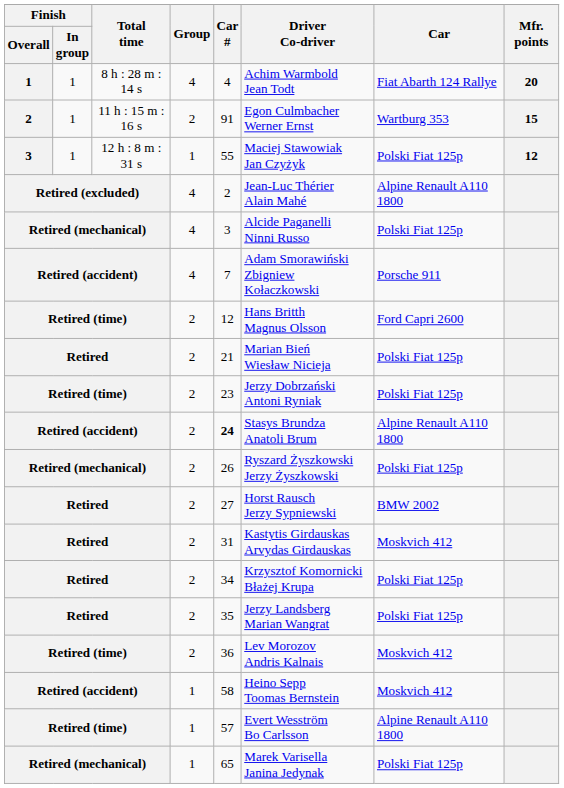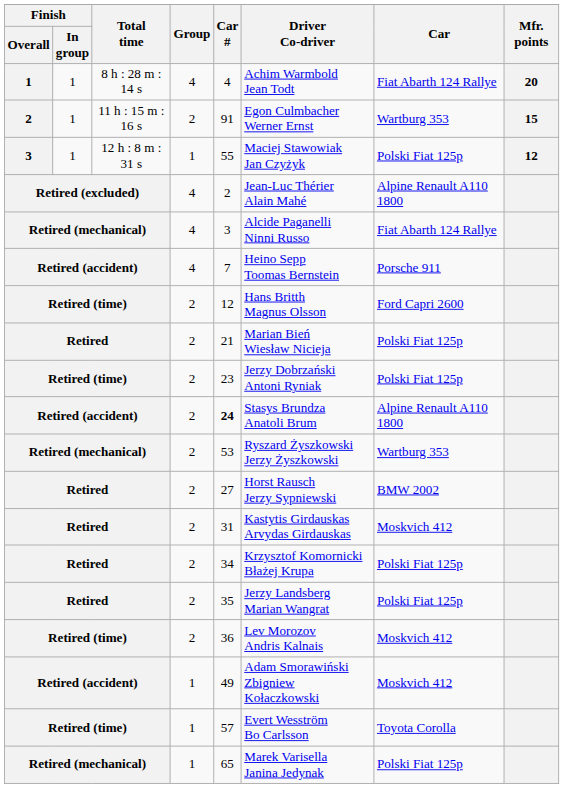(420, 230) Polski Fiat 125p -> (437, 230) Fiat Abarth 124 Rallye
(296, 275) Adam Smorawiński Zbigniew Kołaczkowski -> (292, 267) Heino Sepp Toomas Bernstein
(227, 468) 26 -> (227, 452) 53
(420, 468) Polski Fiat 125p -> (413, 452) Wartburg 353
(227, 690) 58 -> (227, 683) 49
(292, 690) Heino Sepp Toomas Bernstein -> (296, 683) Adam Smorawiński Zbigniew Kołaczkowski
(432, 727) Alpine Renault A110 1800 -> (416, 727) Toyota Corolla
